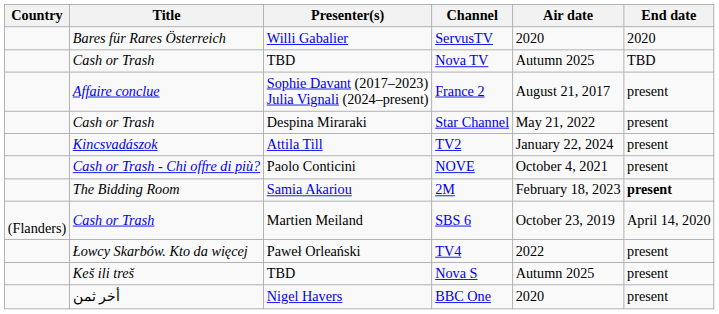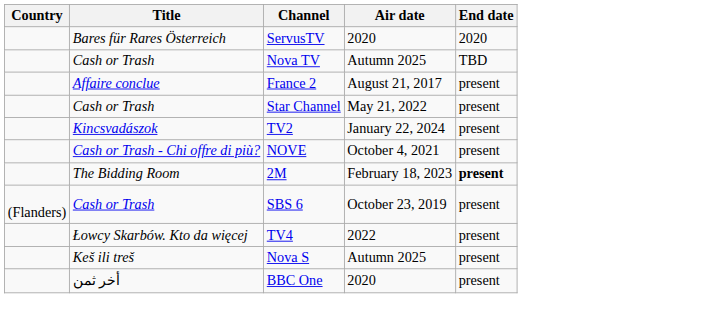- column: (348, 15)
(669, 220) April 14, 2020 -> (479, 204) present
